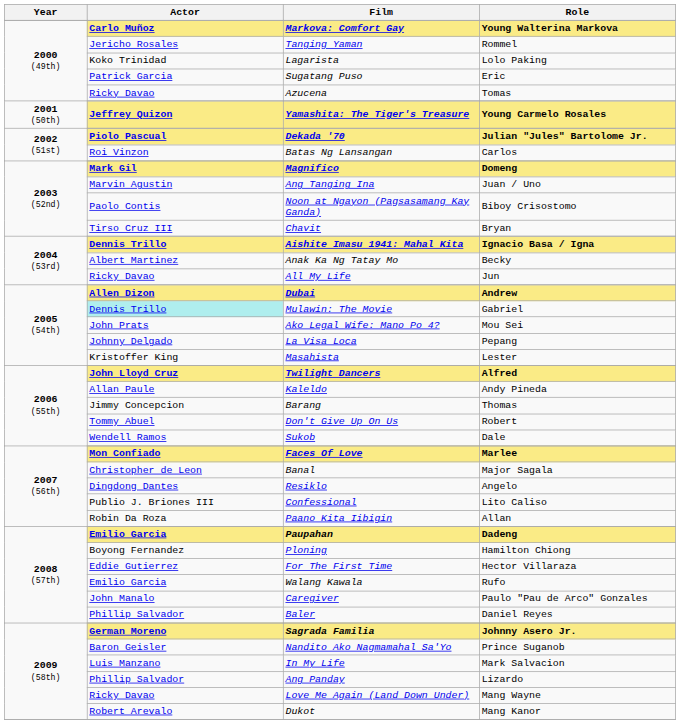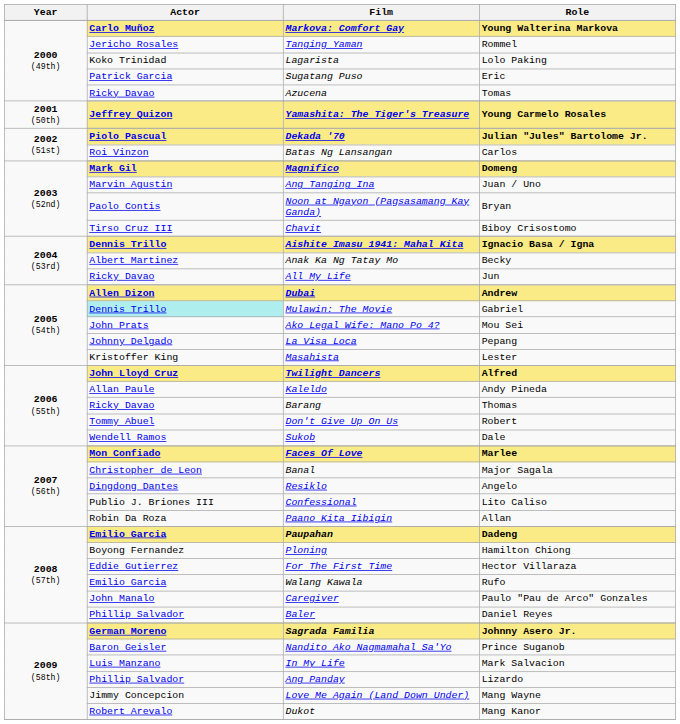(529, 207) Biboy Crisostomo -> (496, 207) Bryan
(496, 228) Bryan -> (529, 228) Biboy Crisostomo
(137, 406) Jimmy Concepcion -> (122, 406) Ricky Davao
(122, 695) Ricky Davao -> (137, 695) Jimmy Concepcion
